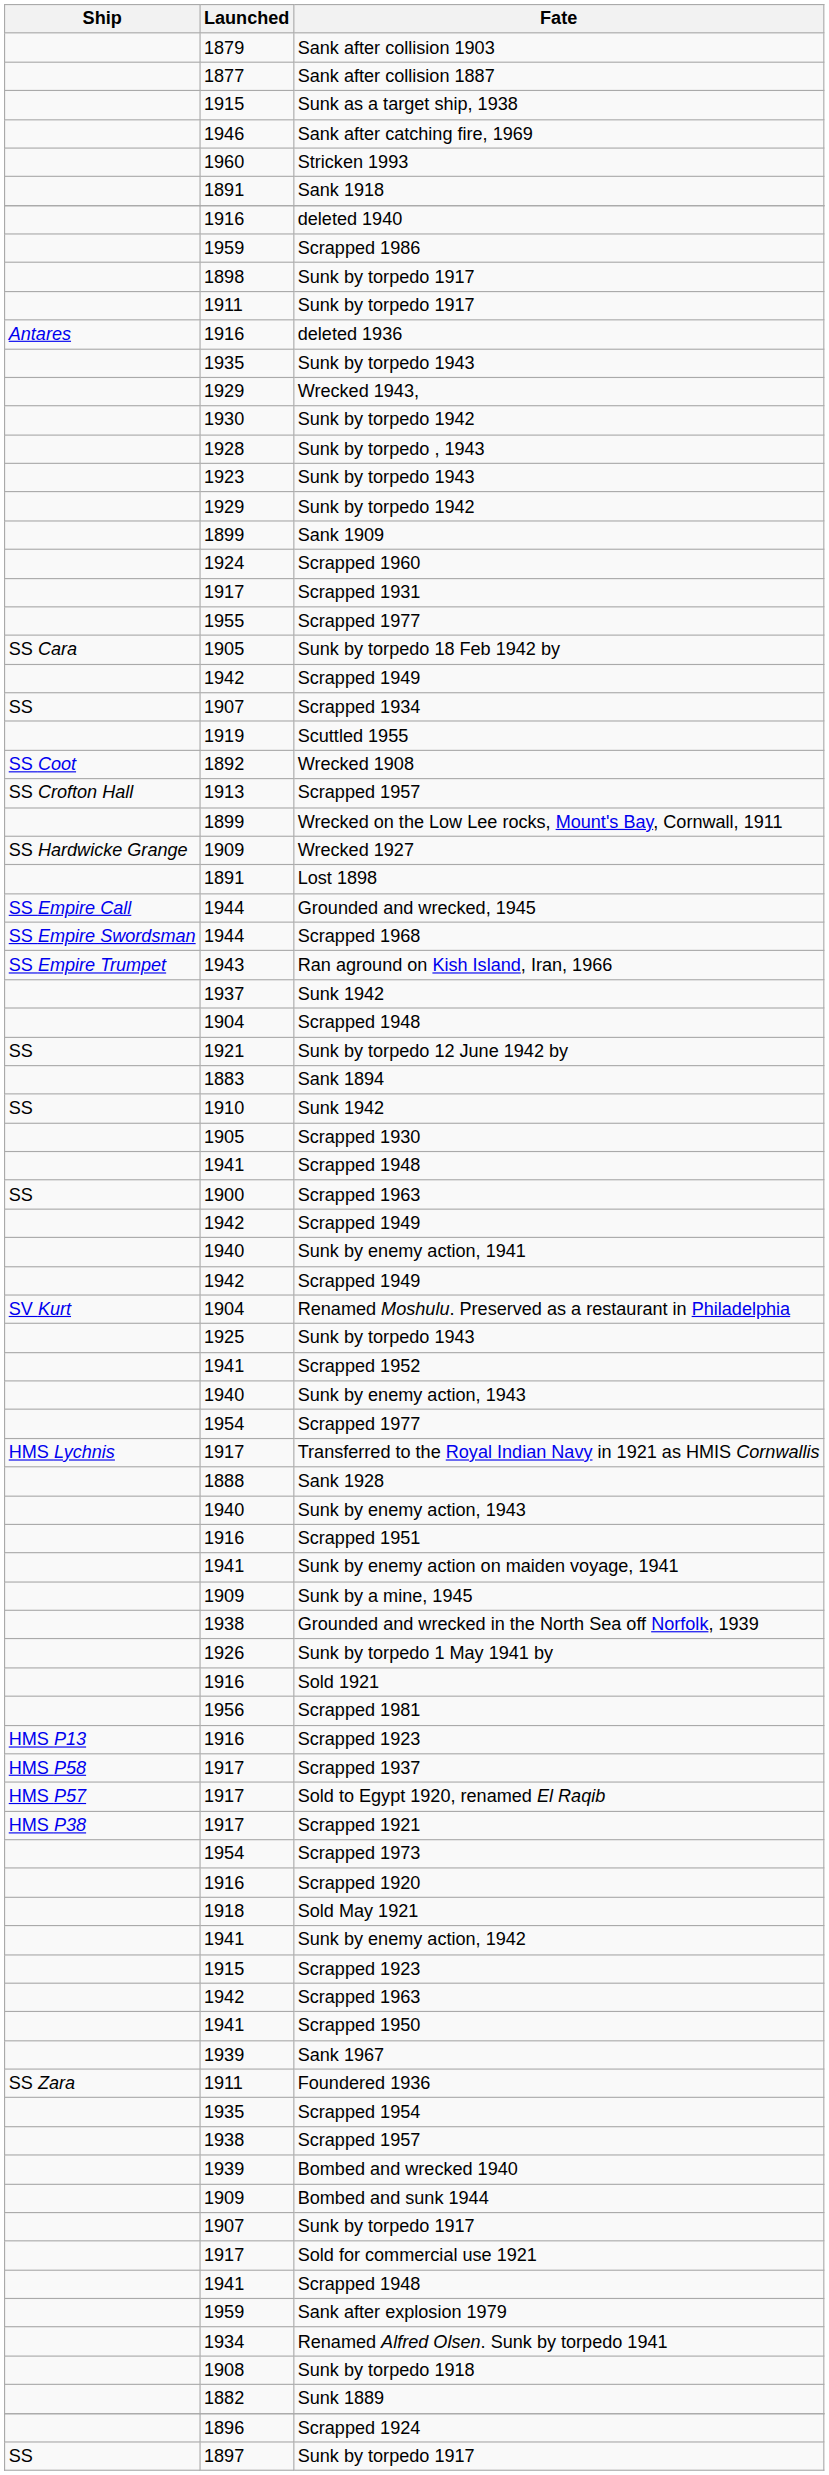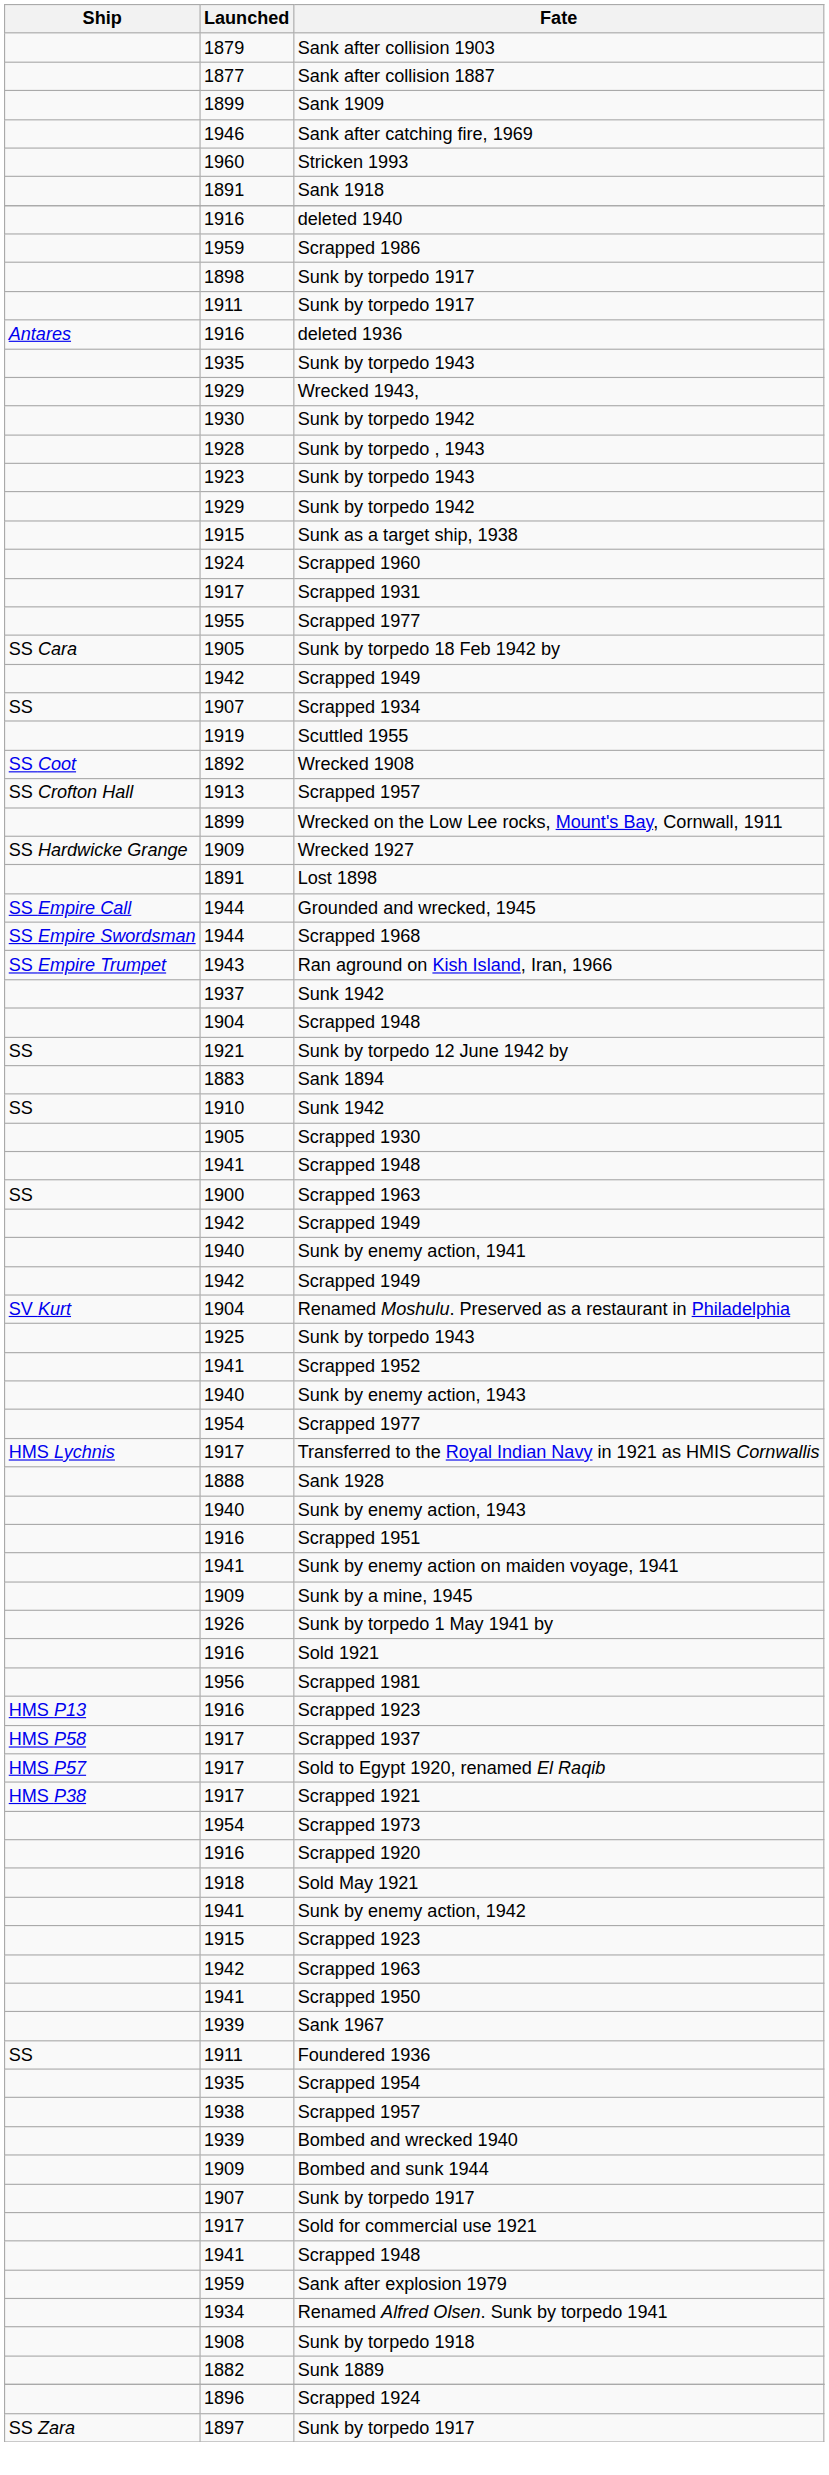rows swapped: (224, 534) <-> (224, 104)
- row: (224, 1624)
(42, 2083) SS Zara -> (21, 2054) SS
(21, 2456) SS -> (42, 2427) SS Zara
